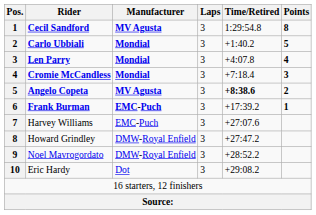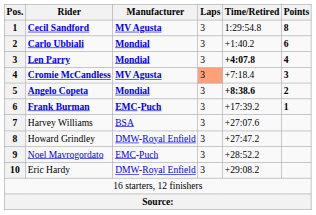(286, 44) 5 -> (286, 44) 6
(240, 59) normal -> (240, 59) bold
(132, 75) Mondial -> (138, 75) MV Agusta
(203, 75) no background -> (203, 75) lightsalmon background
(138, 91) MV Agusta -> (132, 91) Mondial
(137, 123) EMC-Puch -> (124, 123) BSA
(155, 154) DMW-Royal Enfield -> (137, 154) EMC-Puch
(122, 170) Dot -> (155, 170) DMW-Royal Enfield
